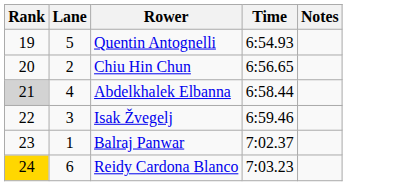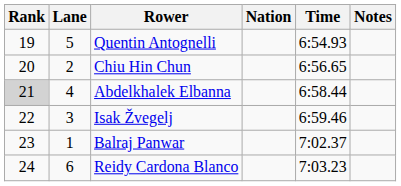+ column: (269, 17)
(27, 167) gold background -> (27, 167) no background
